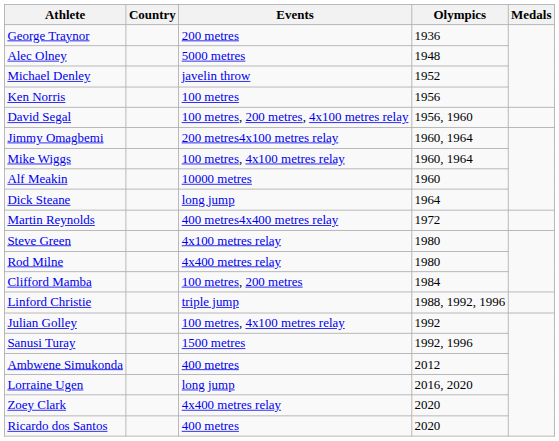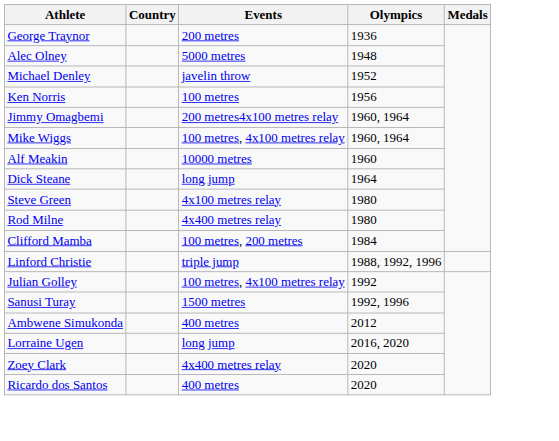- row: (39, 117)
- row: (51, 220)
